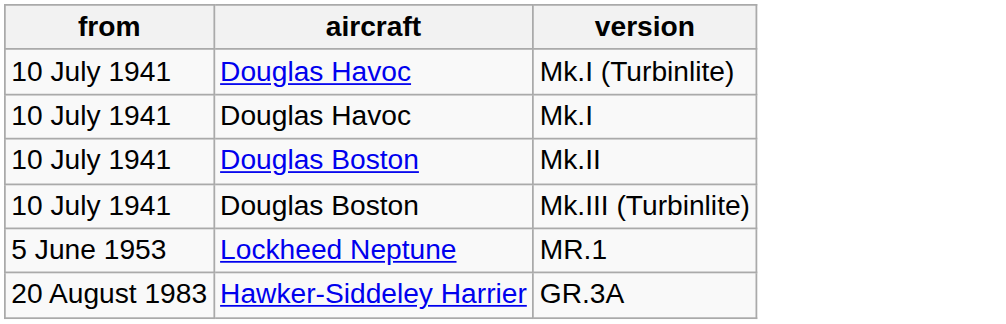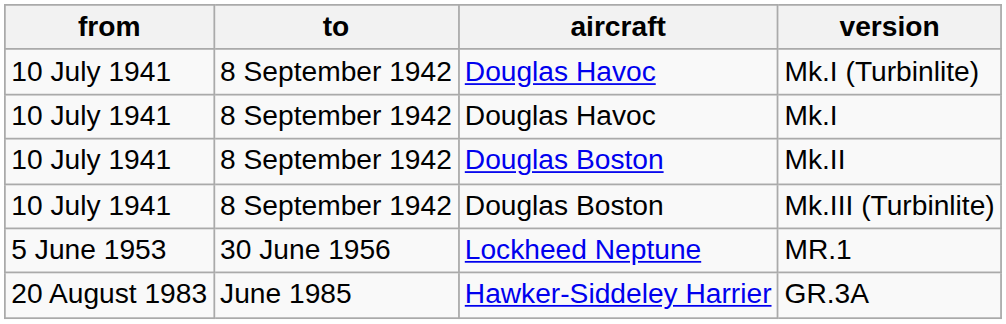+ column: (336, 26)
